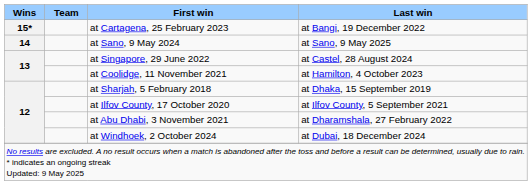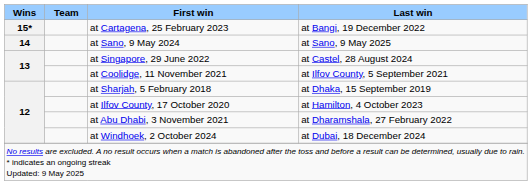(362, 74) at Hamilton, 4 October 2023 -> (375, 74) at Ilfov County, 5 September 2021
(375, 105) at Ilfov County, 5 September 2021 -> (362, 105) at Hamilton, 4 October 2023
